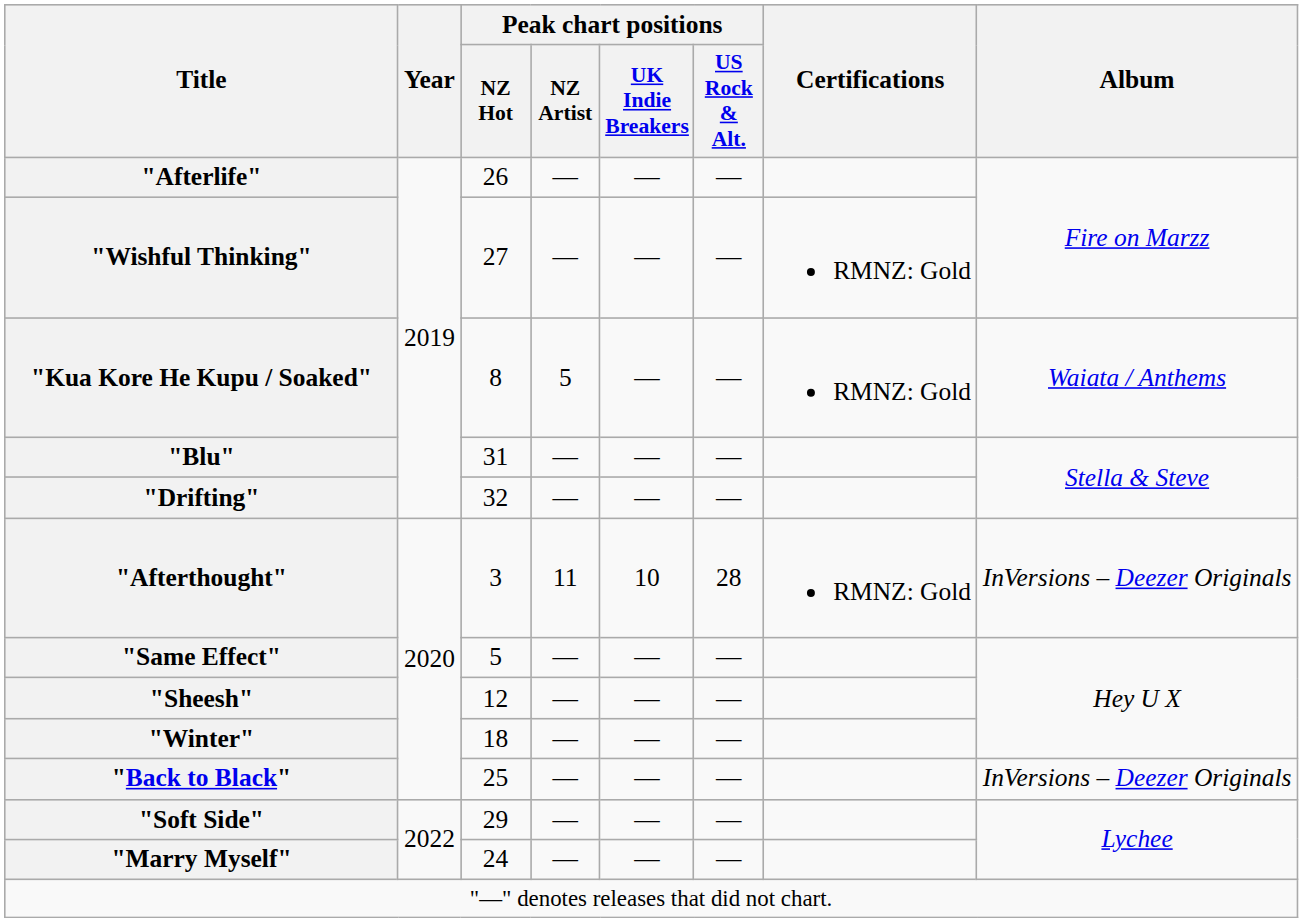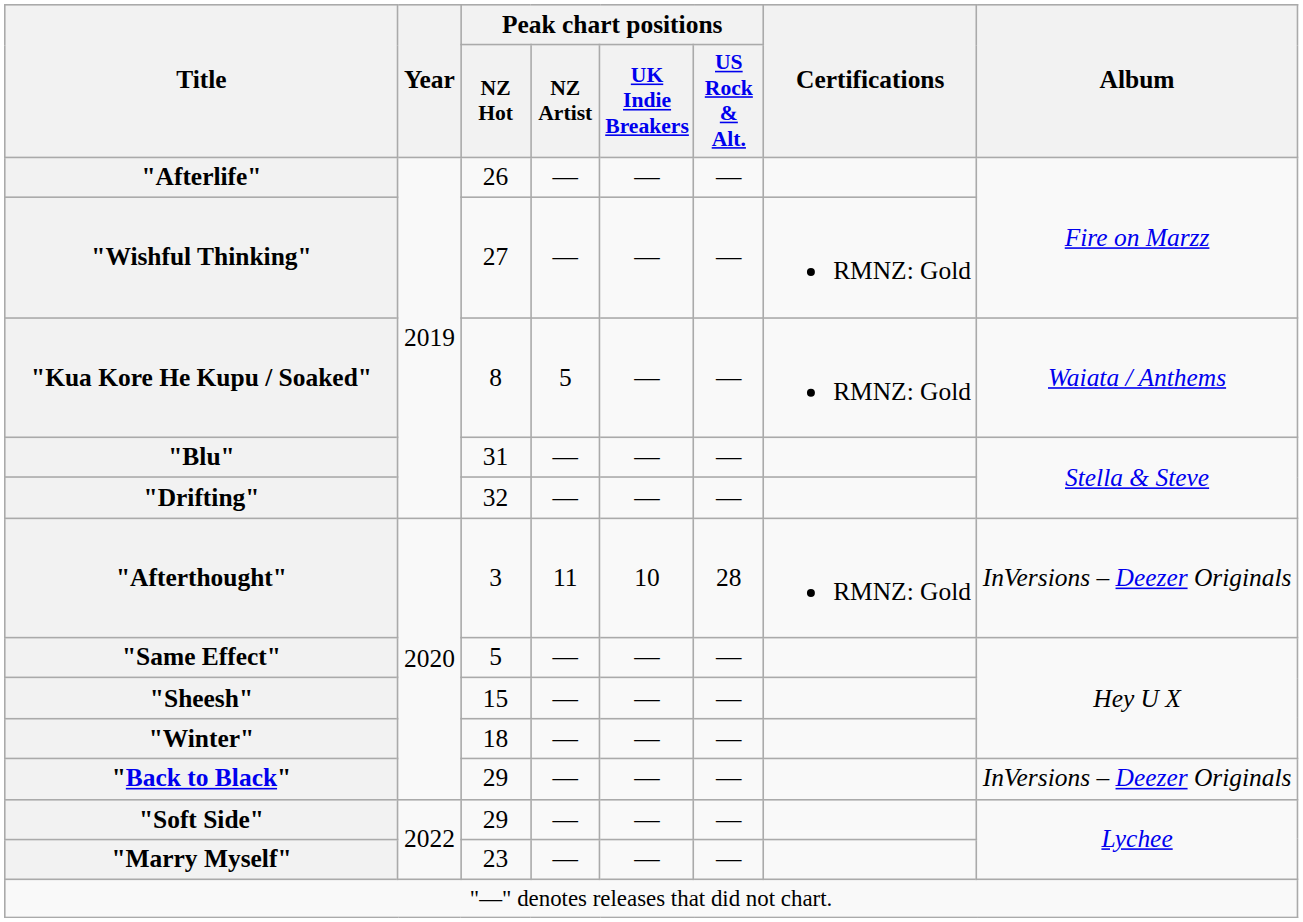(496, 697) 12 -> (496, 697) 15
(496, 778) 25 -> (496, 778) 29
(496, 859) 24 -> (496, 859) 23
